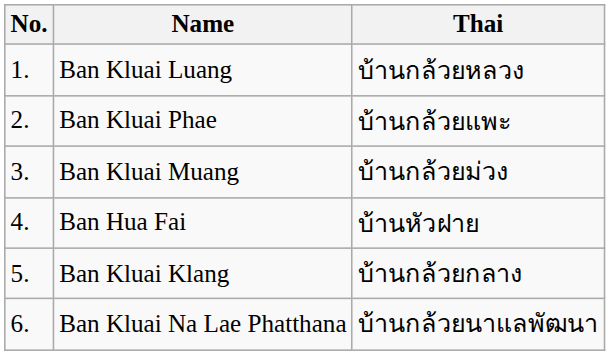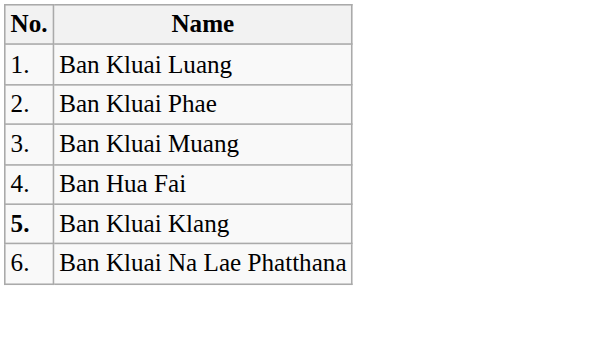- column: (478, 24)
(20, 273) normal -> (20, 223) bold
